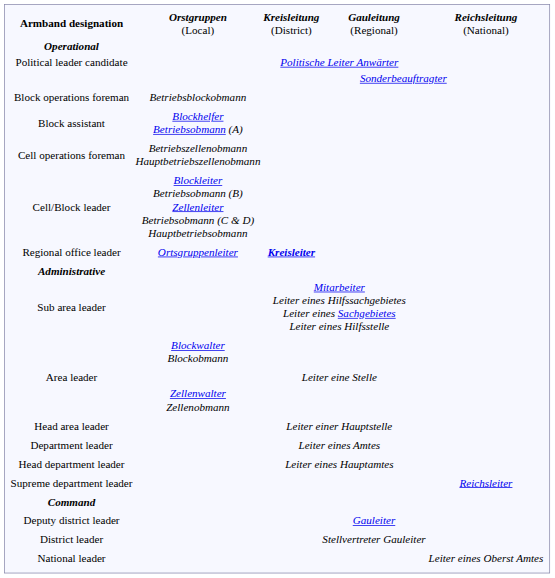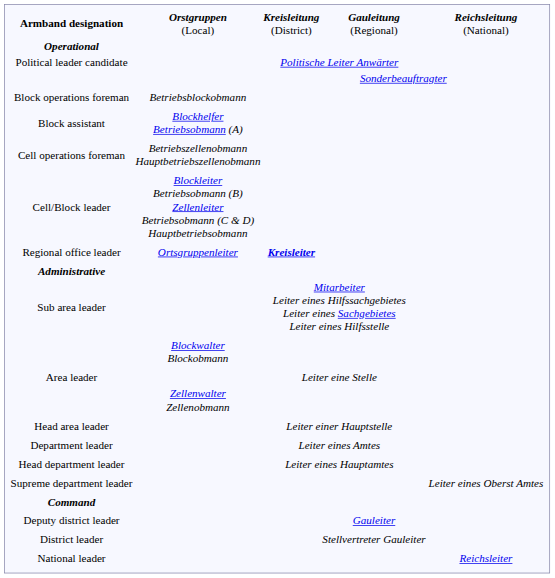(486, 483) Reichsleiter -> (486, 483) Leiter eines Oberst Amtes
(486, 558) Leiter eines Oberst Amtes -> (486, 558) Reichsleiter
